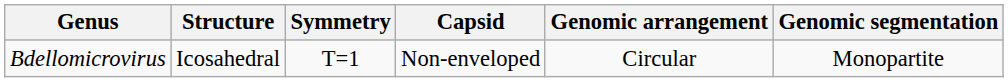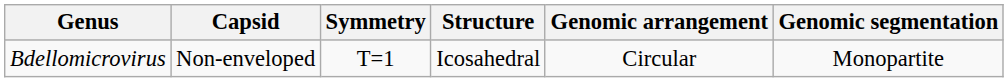columns swapped: (228, 22) <-> (471, 22)
